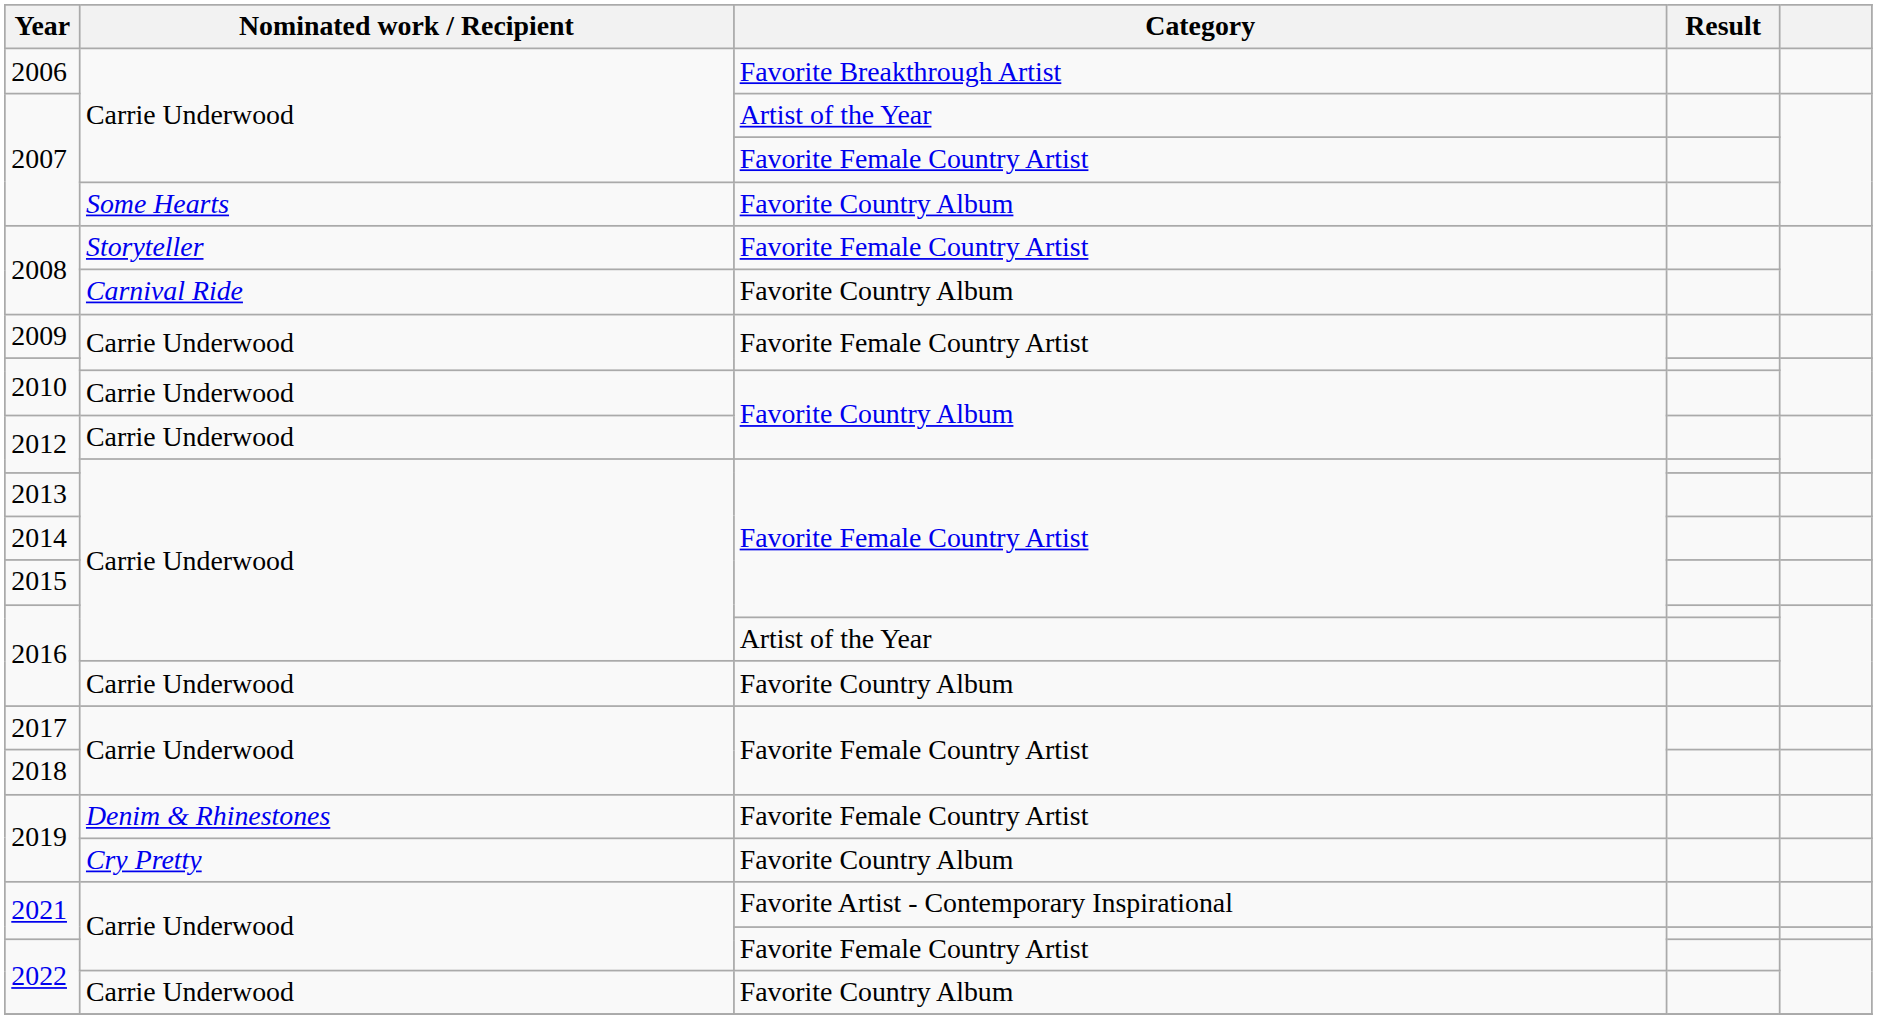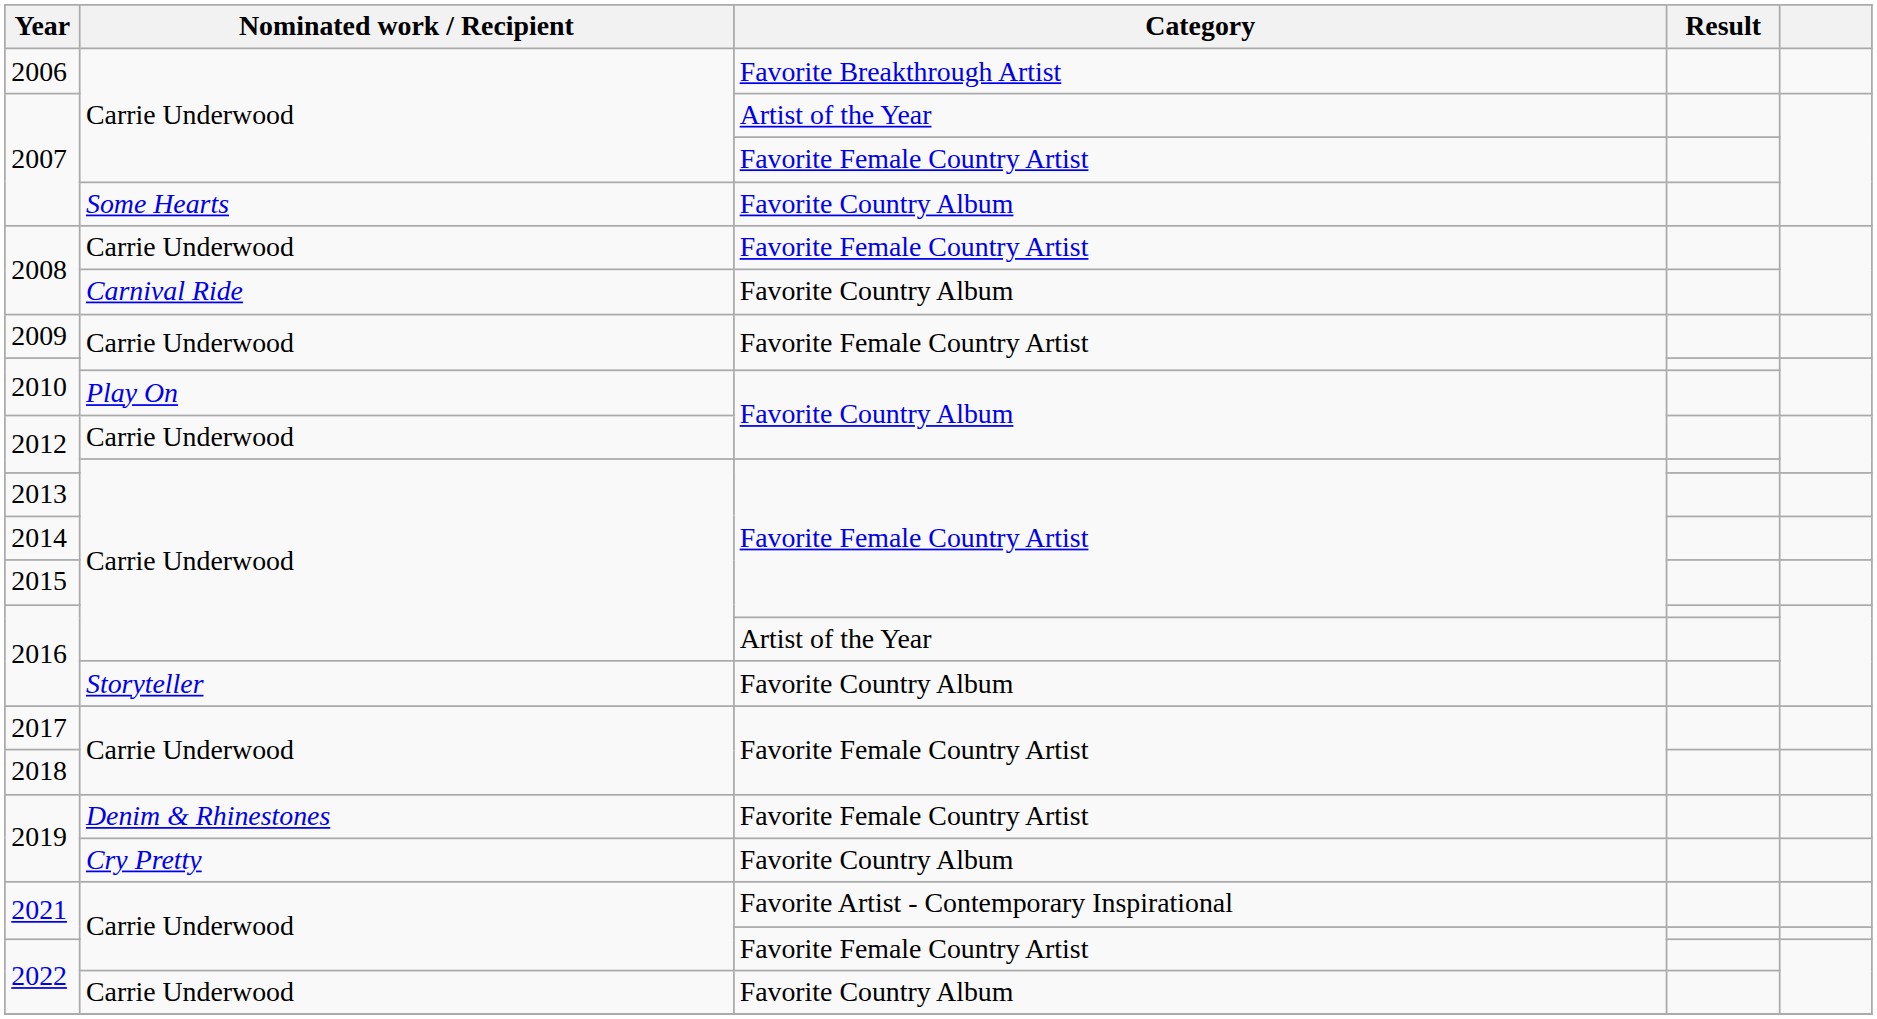(145, 247) Storyteller -> (190, 247) Carrie Underwood
(190, 392) Carrie Underwood -> (132, 392) Play On
(190, 683) Carrie Underwood -> (145, 683) Storyteller
